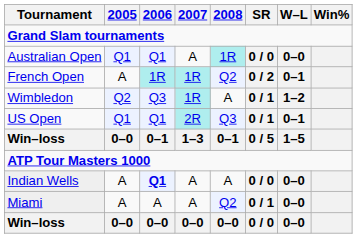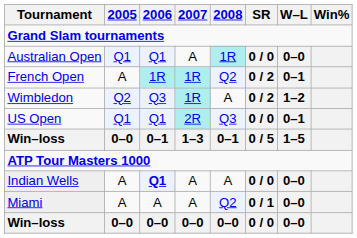(261, 98) 0 / 1 -> (261, 98) 0 / 2
(261, 118) 0 / 1 -> (261, 118) 0 / 0
